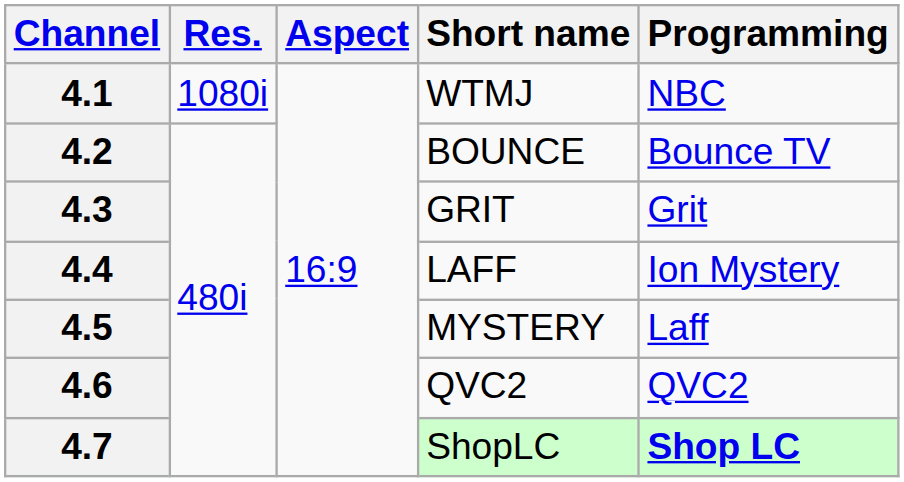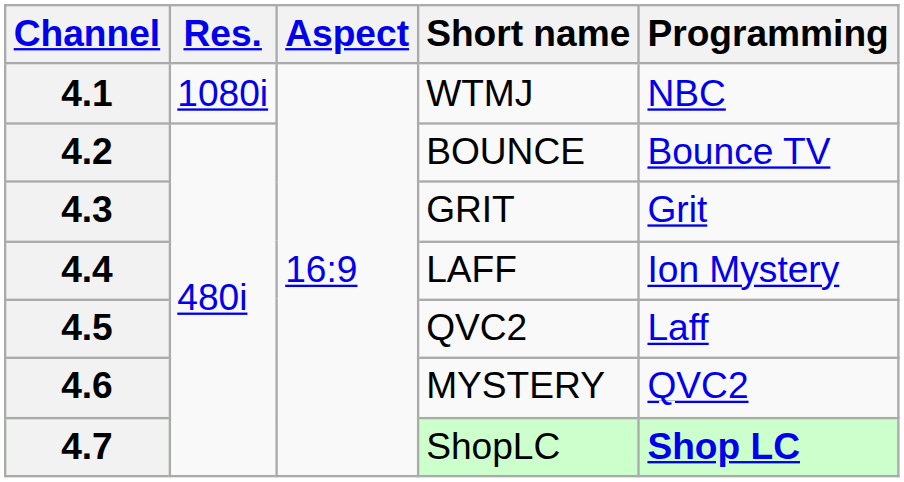(516, 328) MYSTERY -> (477, 328) QVC2
(477, 387) QVC2 -> (516, 387) MYSTERY
